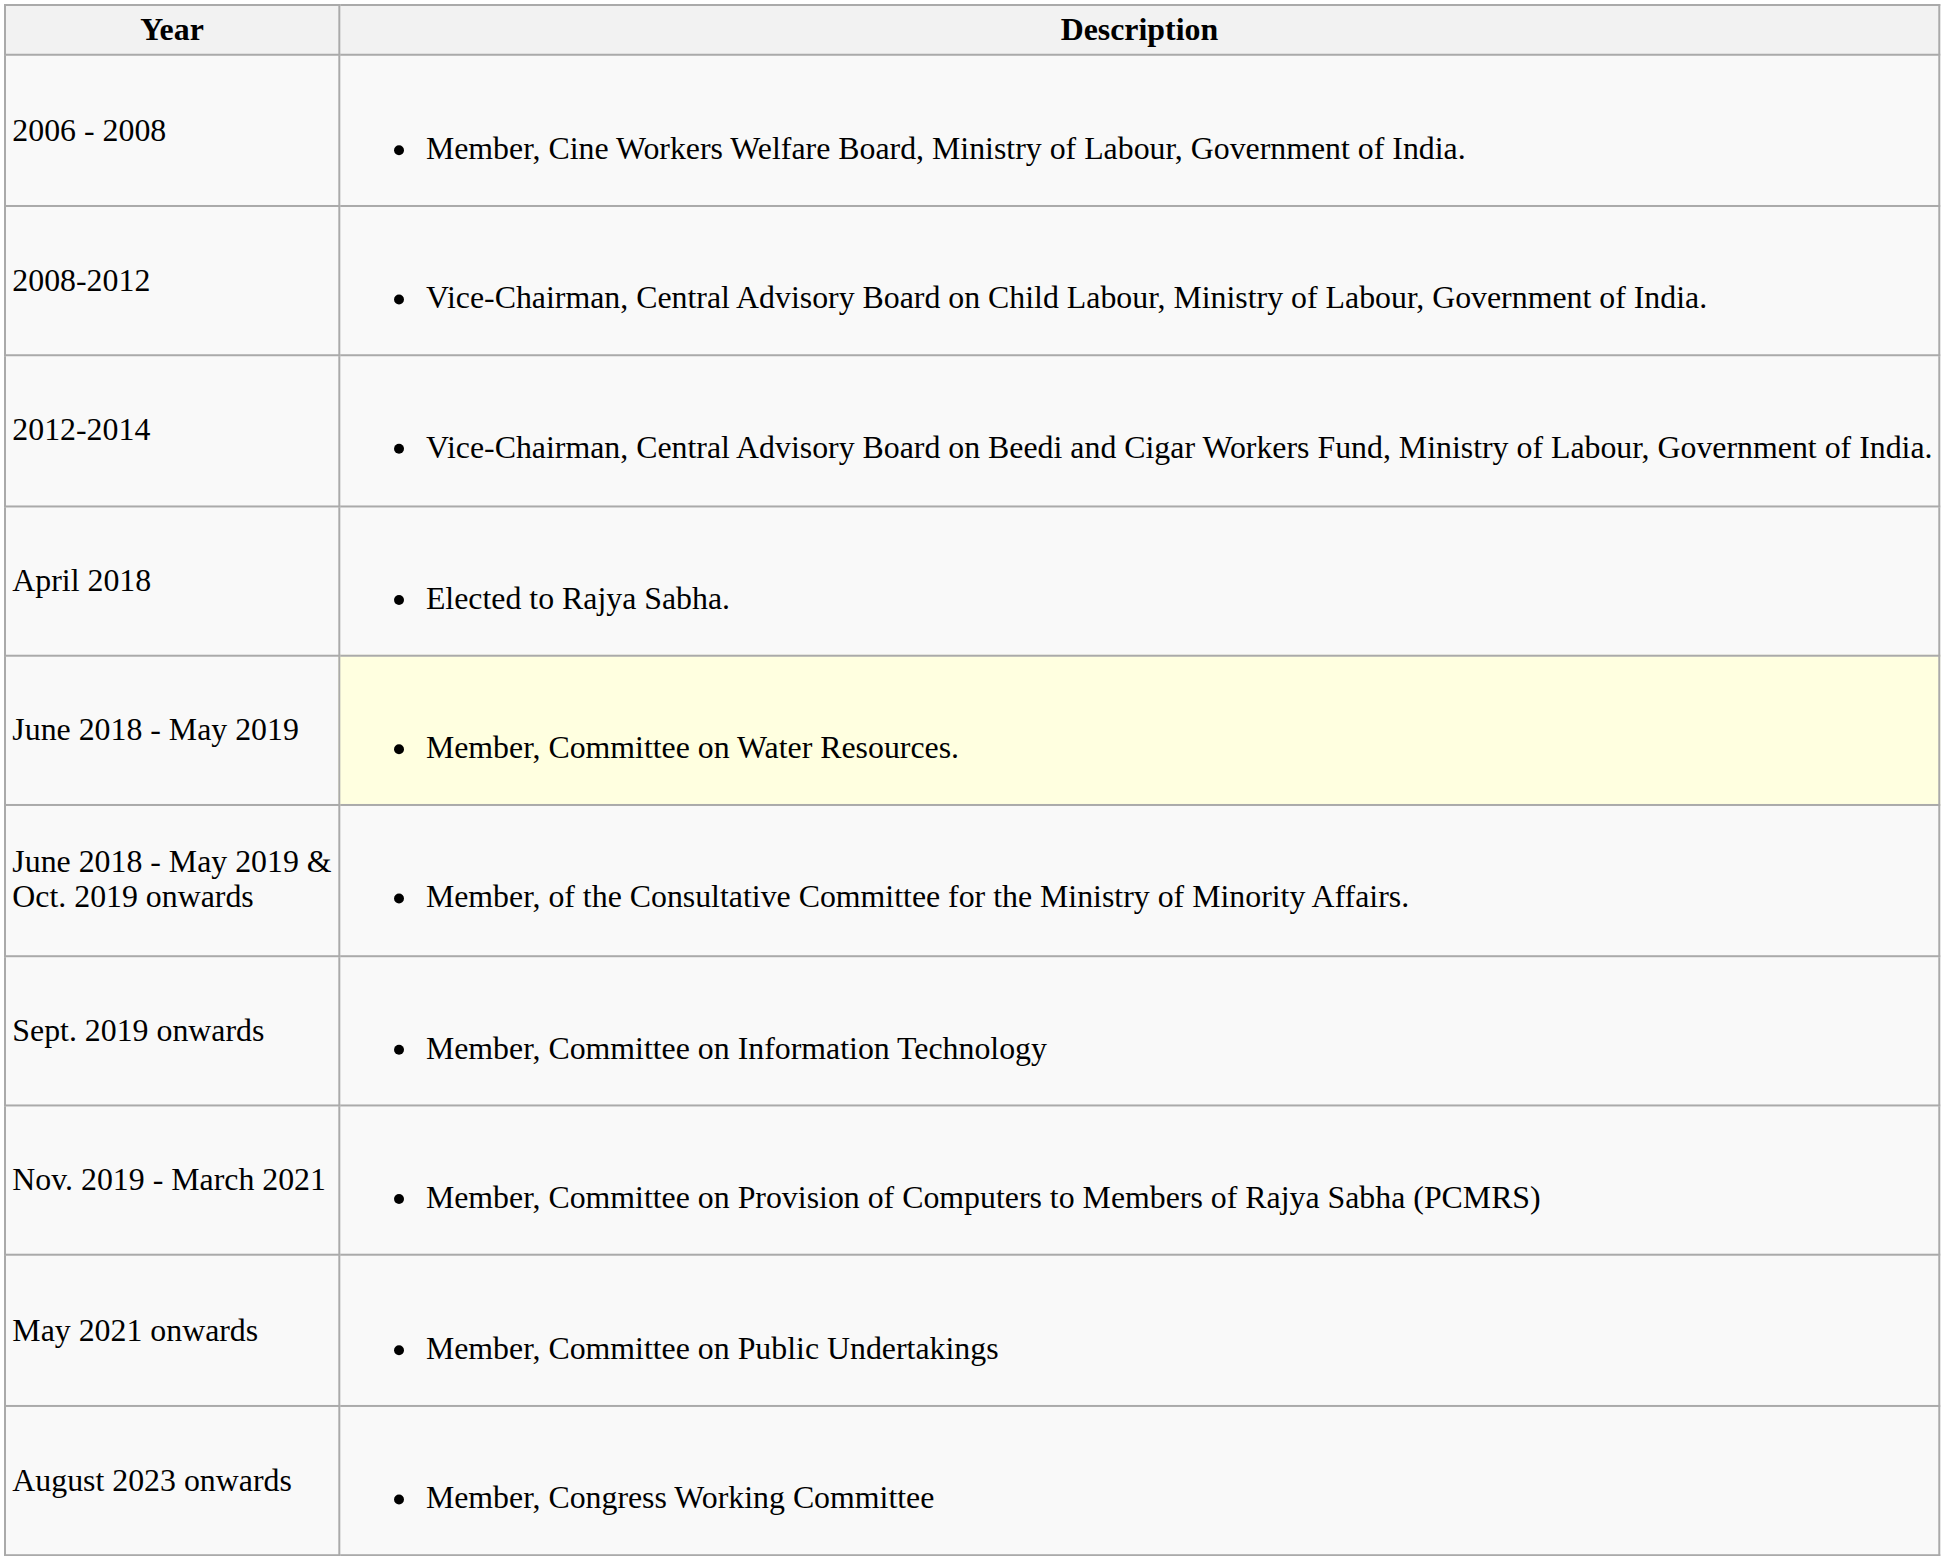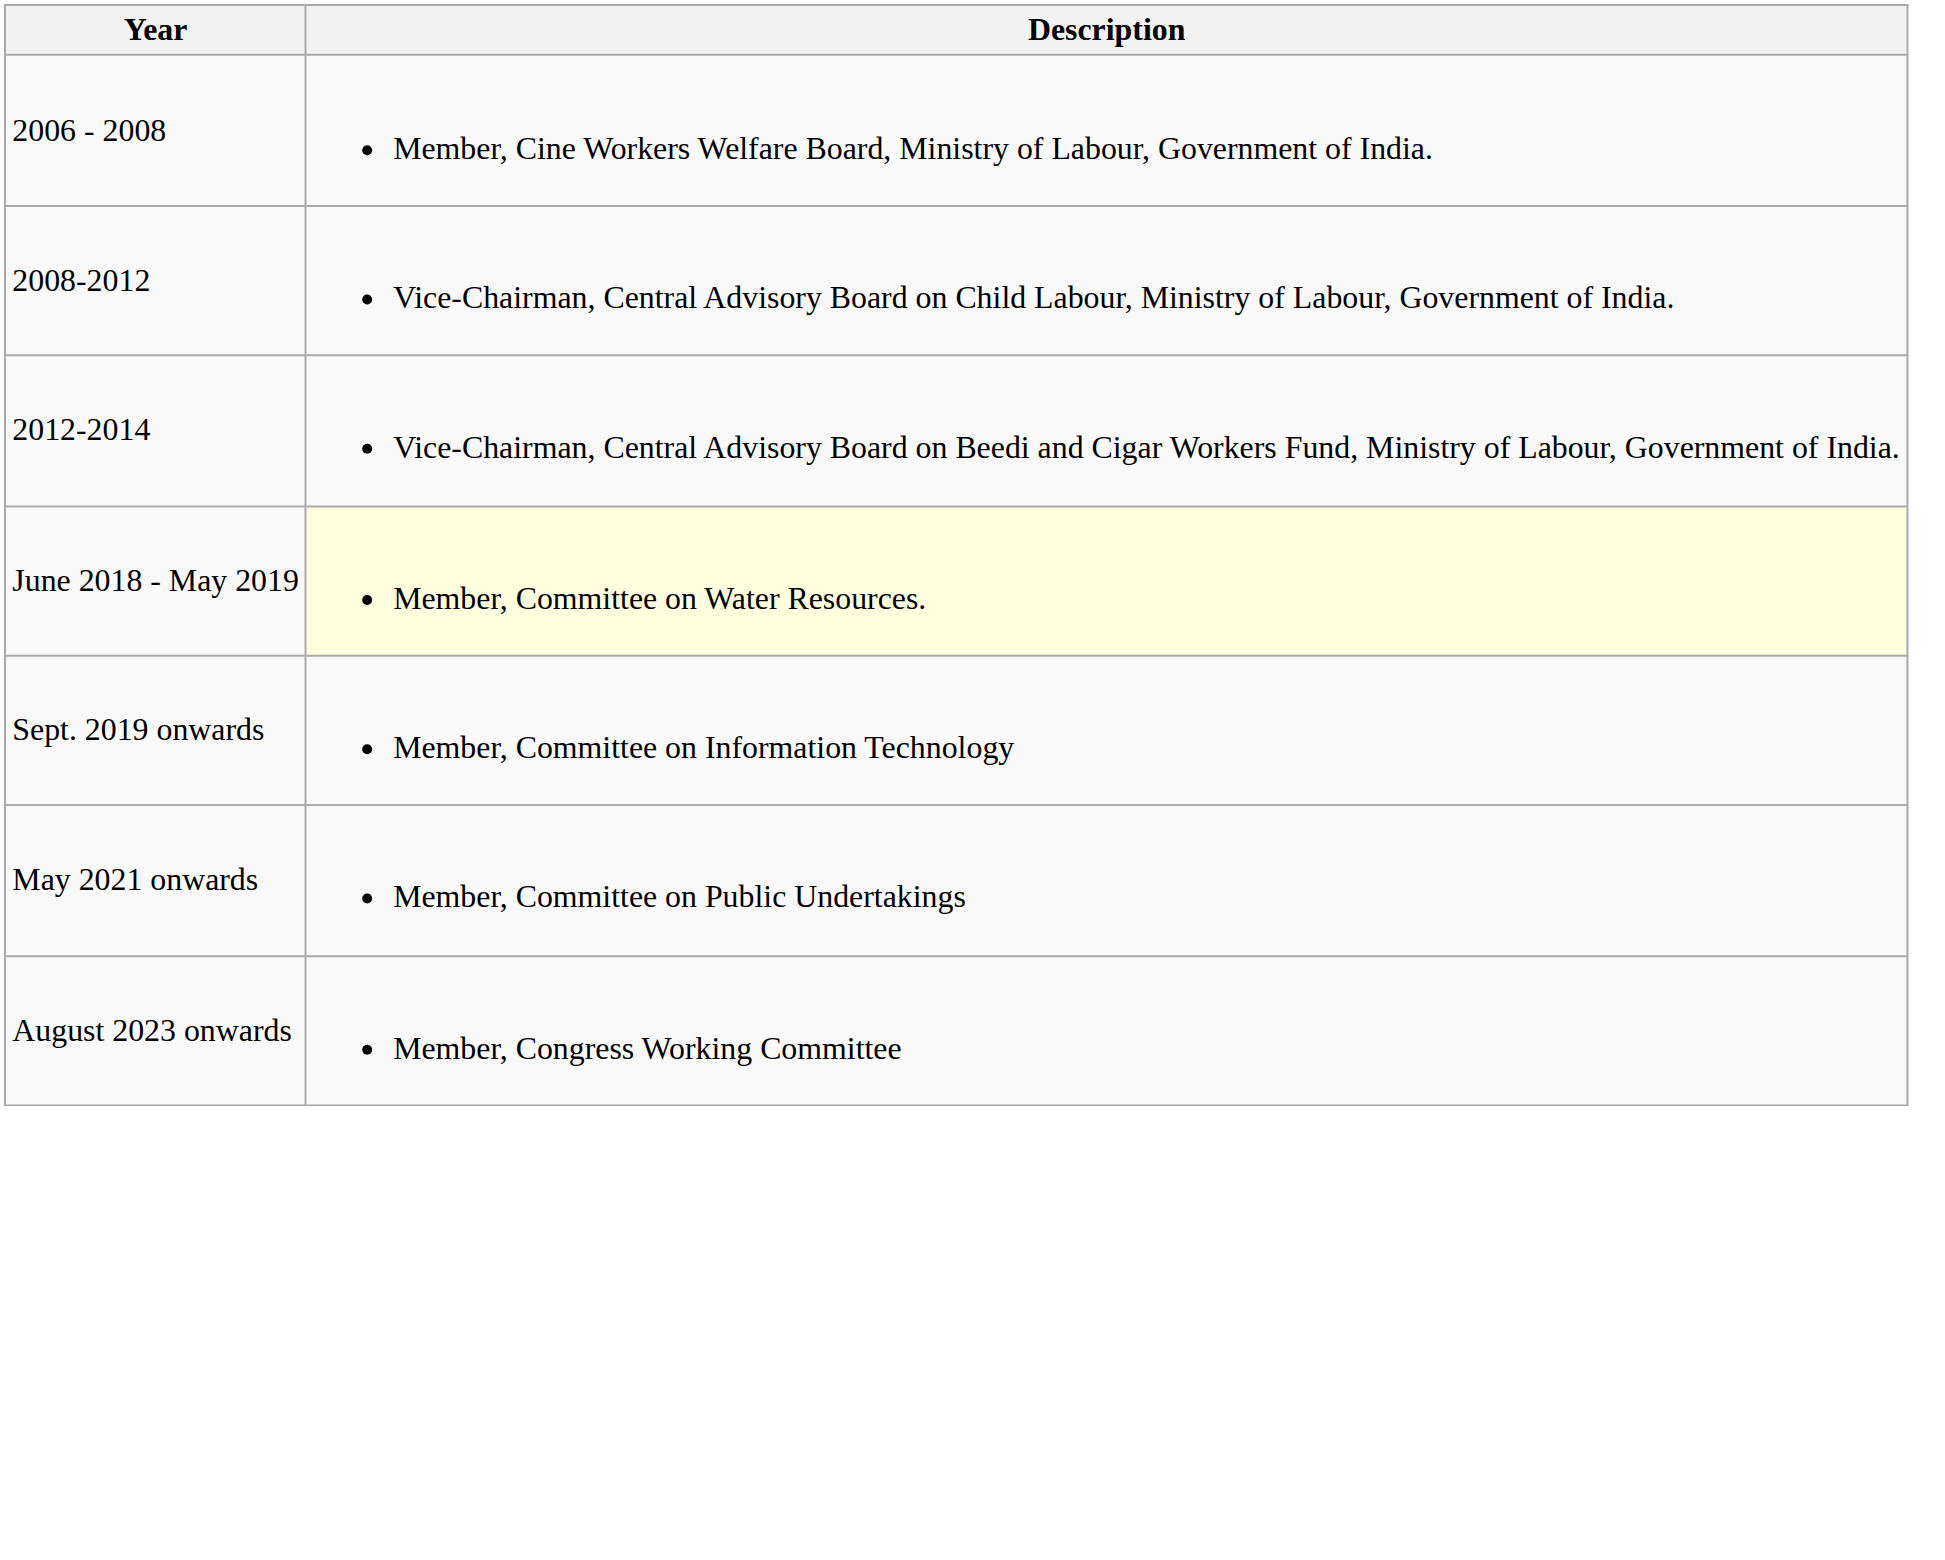- row: (82, 579)
- row: (172, 879)
- row: (169, 1179)
